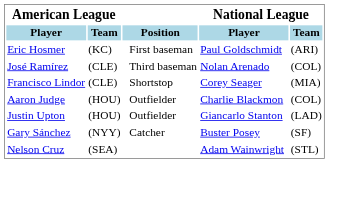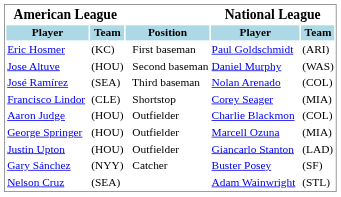+ row: (34, 66)
(103, 66) (CLE) -> (106, 82) (SEA)
+ row: (48, 132)
